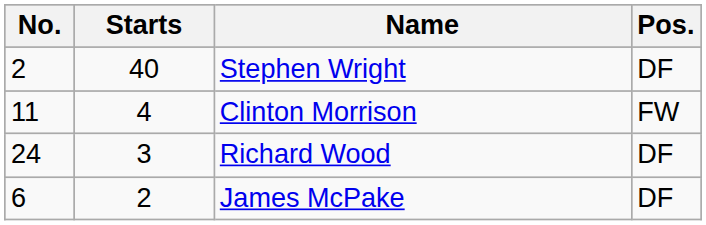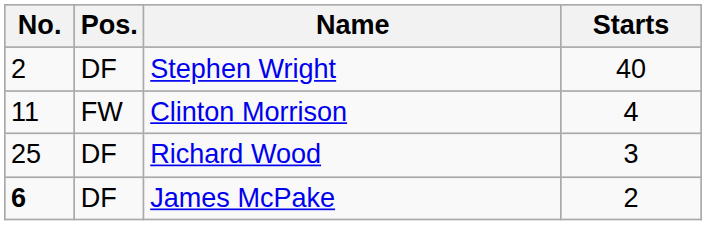columns swapped: (666, 25) <-> (144, 25)
(26, 154) 24 -> (26, 154) 25
(19, 197) normal -> (19, 197) bold
